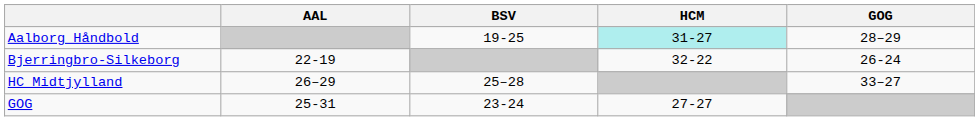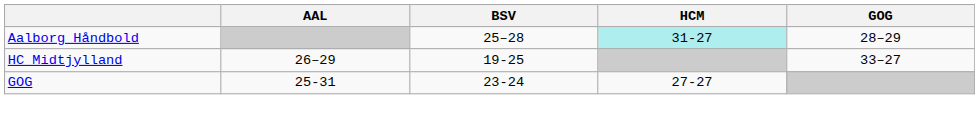(504, 38) 19-25 -> (504, 38) 25–28
- row: (94, 60)
(504, 82) 25–28 -> (504, 60) 19-25
